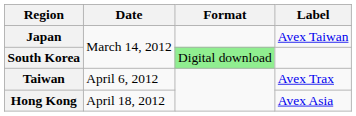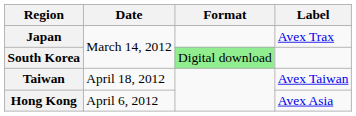(313, 36) Avex Taiwan -> (306, 36) Avex Trax
(122, 79) April 6, 2012 -> (126, 79) April 18, 2012
(306, 79) Avex Trax -> (313, 79) Avex Taiwan
(126, 100) April 18, 2012 -> (122, 100) April 6, 2012
